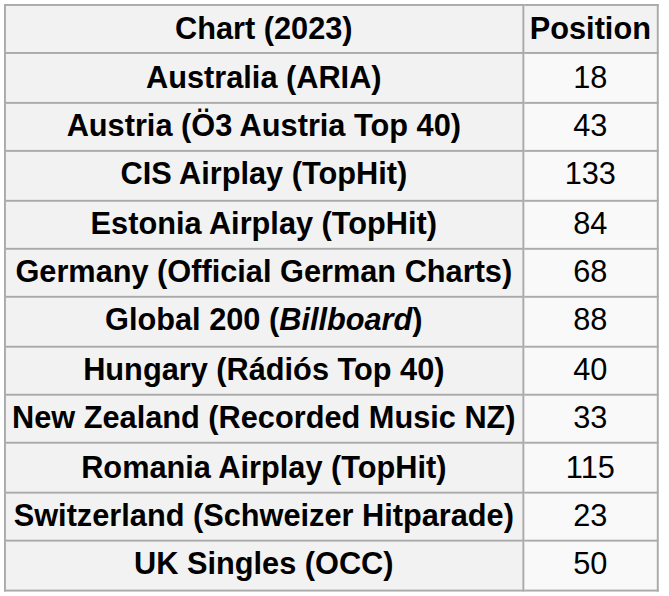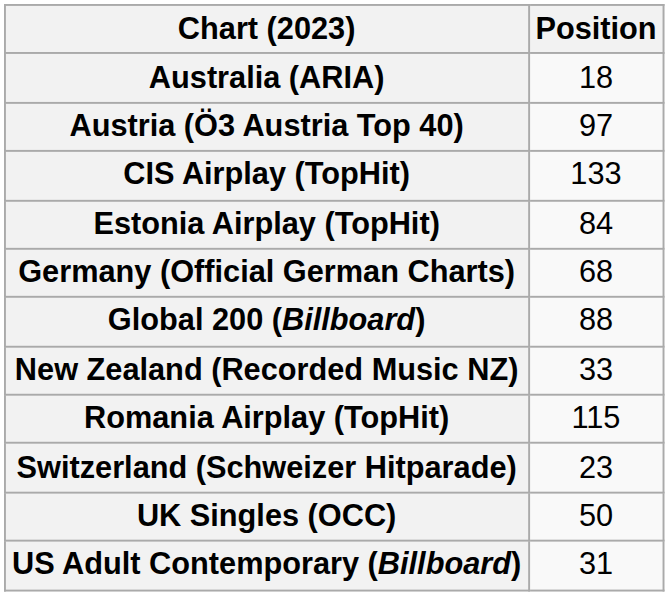(590, 126) 43 -> (596, 126) 97
- row: (264, 369)
+ row: (267, 564)
